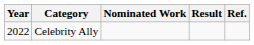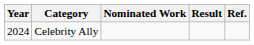(18, 31) 2022 -> (18, 31) 2024
